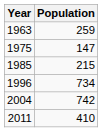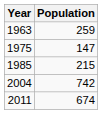- row: (19, 83)
(86, 118) 410 -> (86, 100) 674
